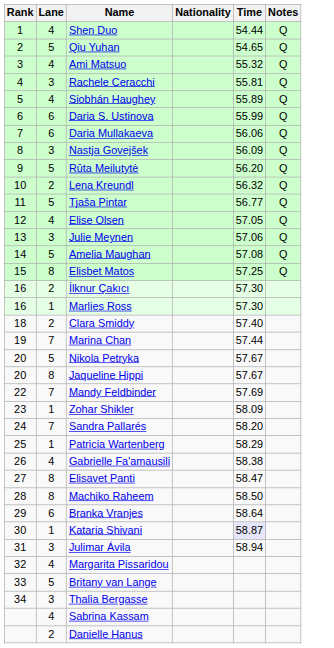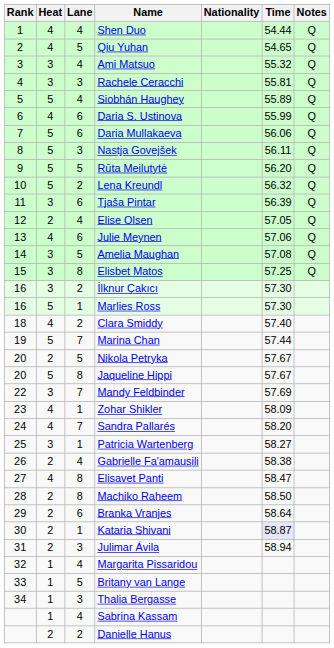+ column: (50, 13)
(249, 151) 56.09 -> (278, 151) 56.11
(51, 202) 5 -> (80, 202) 6
(249, 202) 56.77 -> (278, 202) 56.39
(51, 237) 3 -> (80, 237) 6
(249, 444) 58.29 -> (278, 444) 58.27
